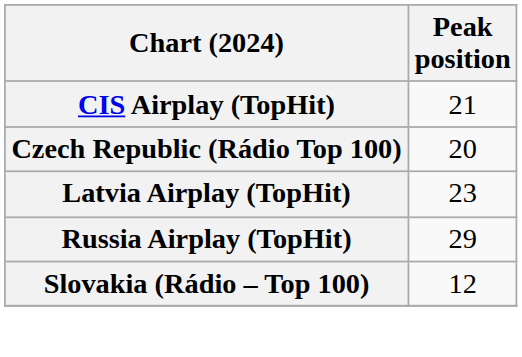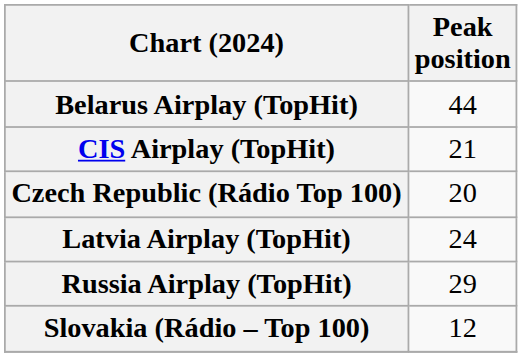+ row: (207, 103)
(463, 193) 23 -> (463, 238) 24
